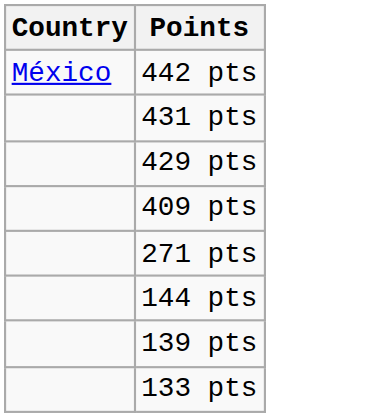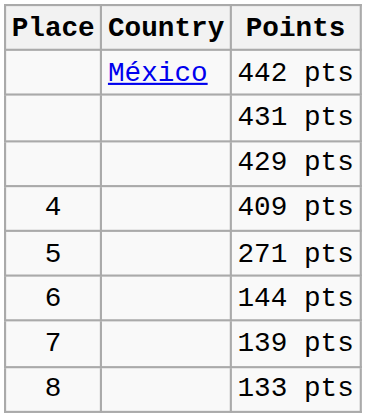+ column: (53, 28)
